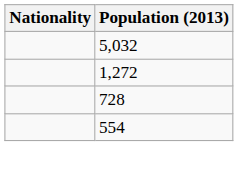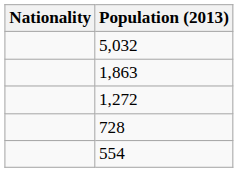+ row: (118, 72)
